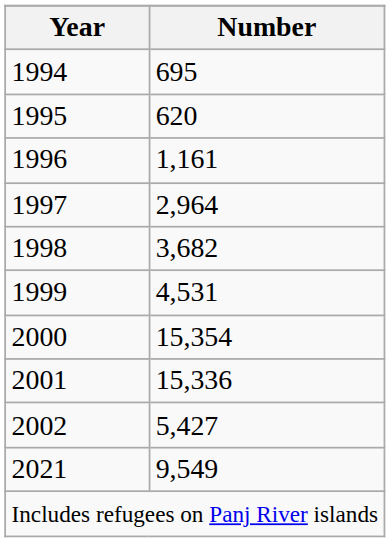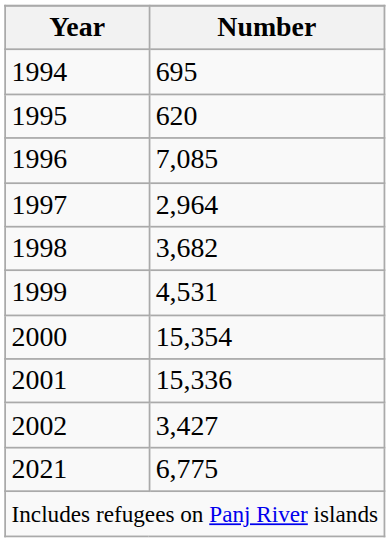(187, 159) 1,161 -> (187, 159) 7,085
(187, 424) 5,427 -> (187, 424) 3,427
(187, 468) 9,549 -> (187, 468) 6,775
